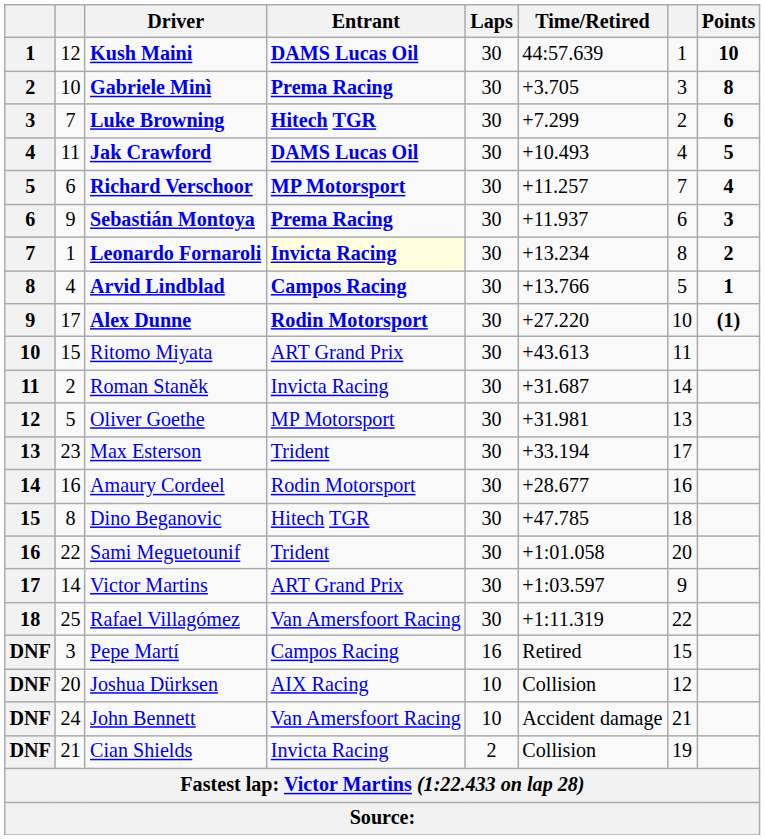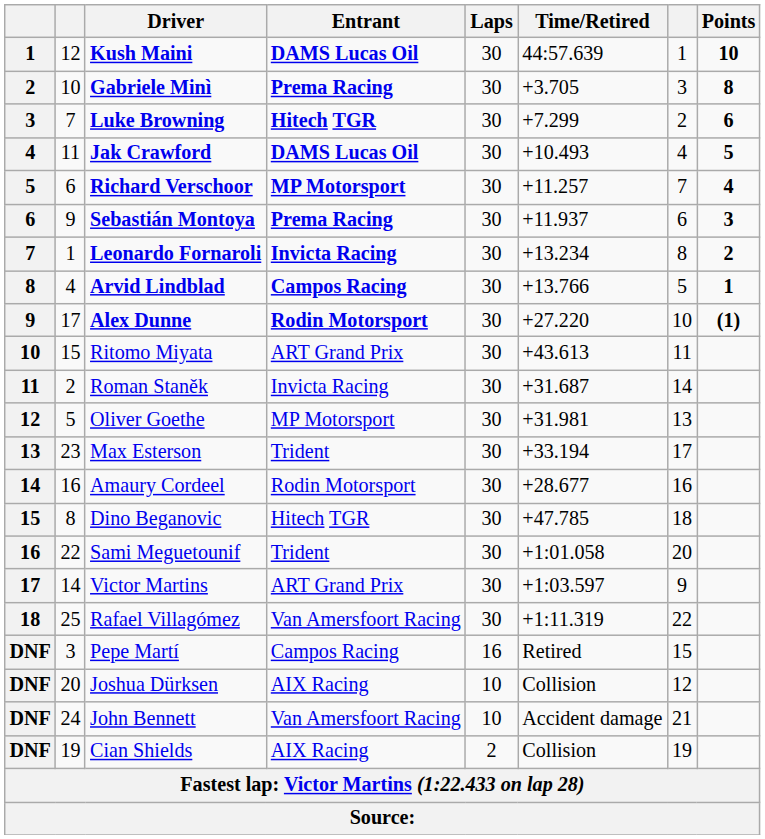(334, 253) lightyellow background -> (334, 253) no background
(70, 751) 21 -> (70, 751) 19
(330, 751) Invicta Racing -> (320, 751) AIX Racing
